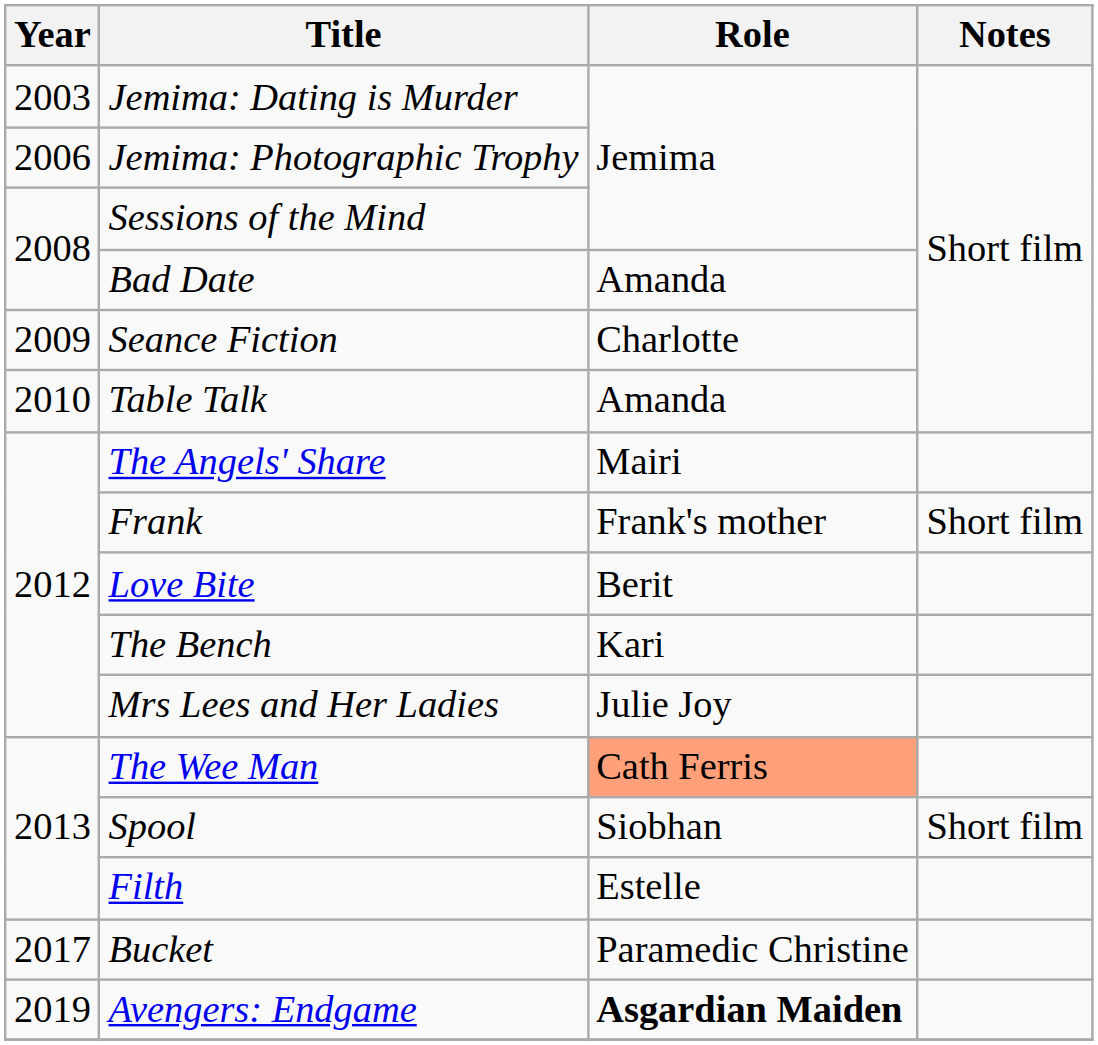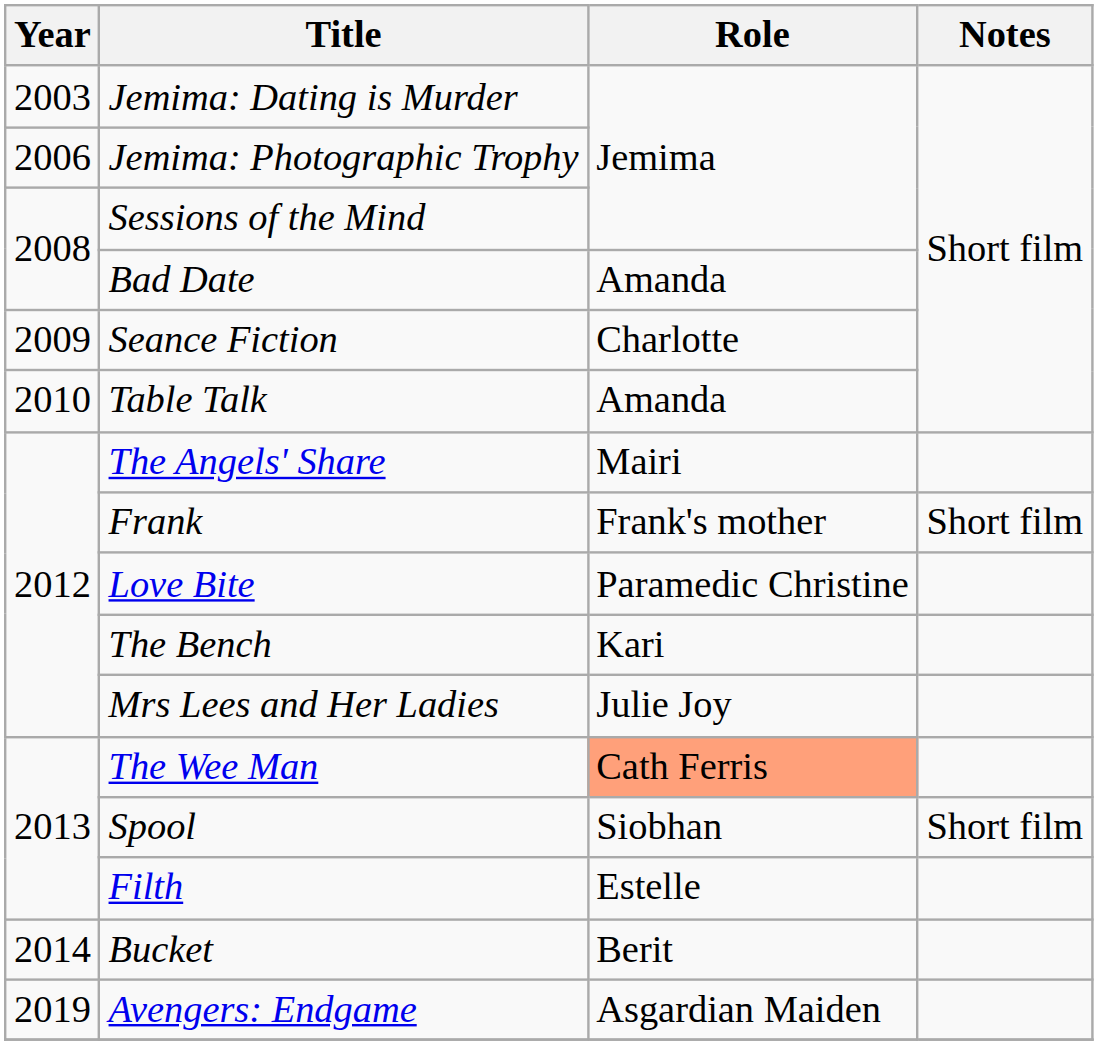(635, 583) Berit -> (752, 583) Paramedic Christine
(52, 948) 2017 -> (52, 948) 2014
(752, 948) Paramedic Christine -> (635, 948) Berit
(749, 1009) bold -> (739, 1009) normal
